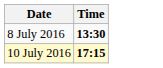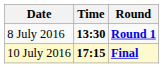+ column: (133, 14)
